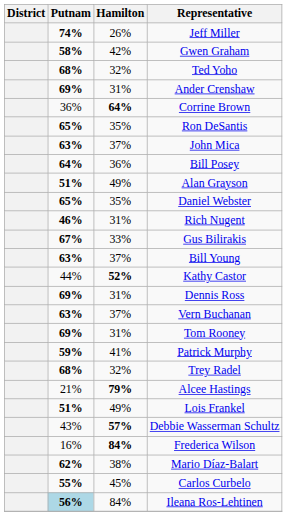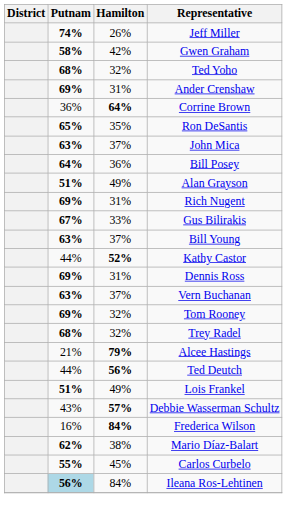- row: (215, 201)
(71, 220) 46% -> (71, 201) 69%
(120, 333) 31% -> (120, 314) 32%
- row: (215, 351)
+ row: (215, 370)
